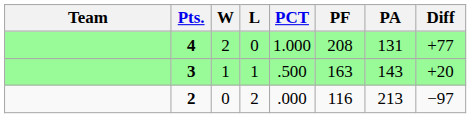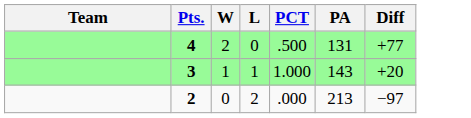- column: (340, 17)
(292, 44) 1.000 -> (292, 44) .500
(292, 71) .500 -> (292, 71) 1.000
